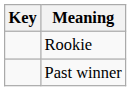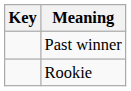rows swapped: (68, 44) <-> (83, 71)
